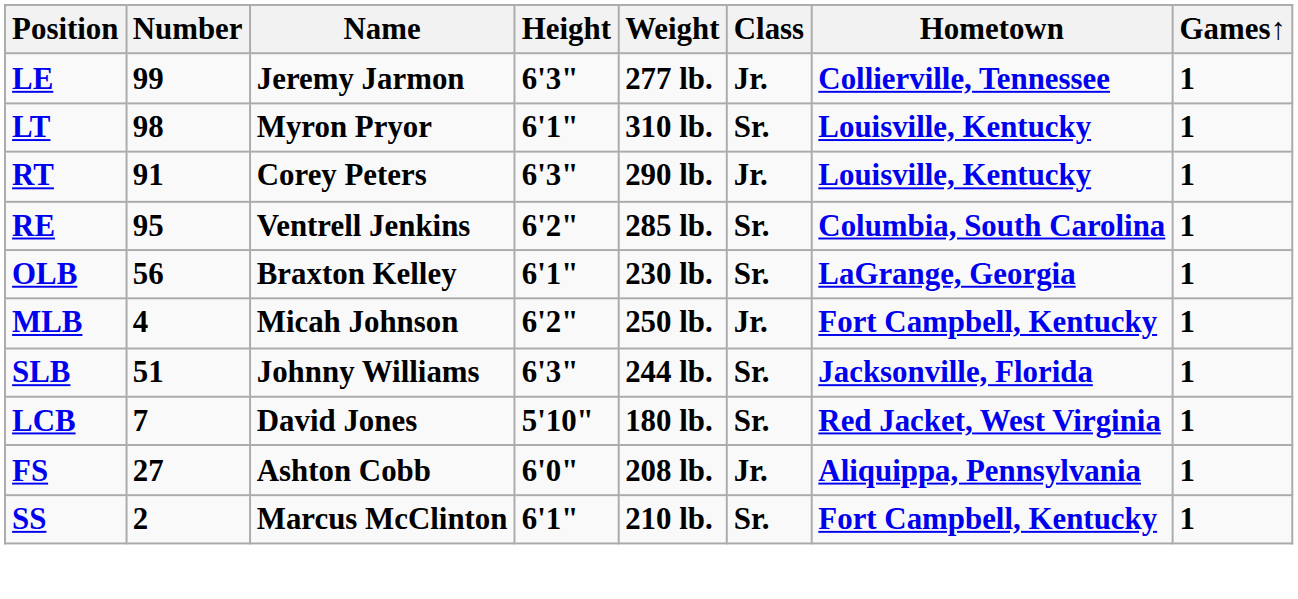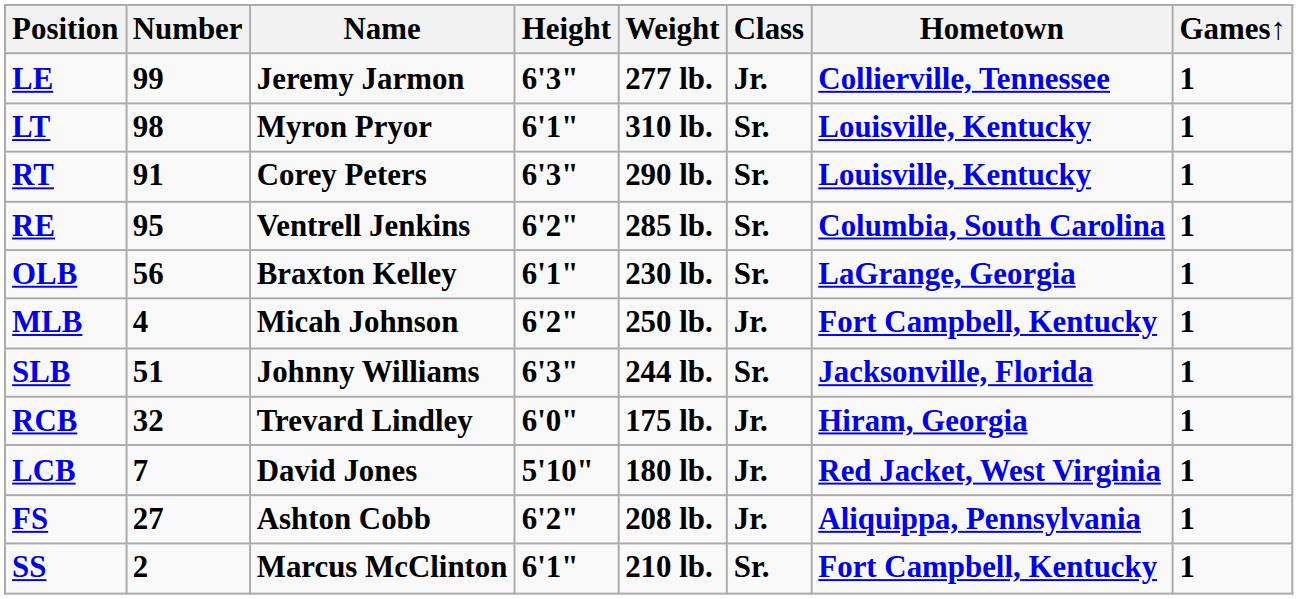(751, 175) Jr. -> (752, 175) Sr.
+ row: (45, 420)
(752, 420) Sr. -> (751, 469) Jr.
(550, 469) 6'0" -> (550, 518) 6'2"
